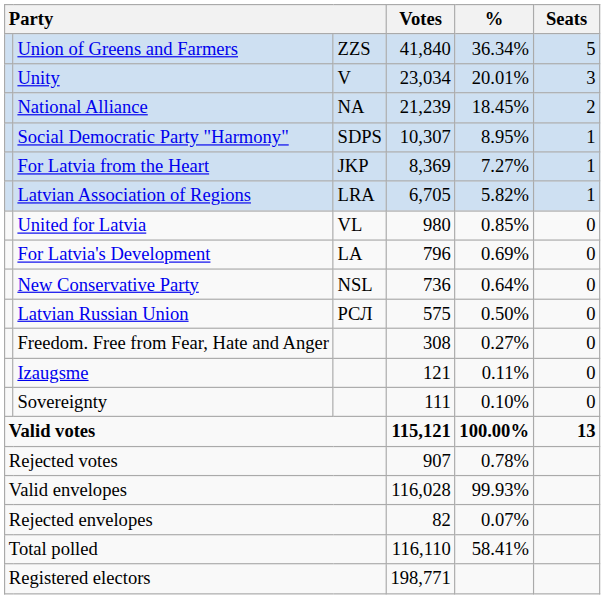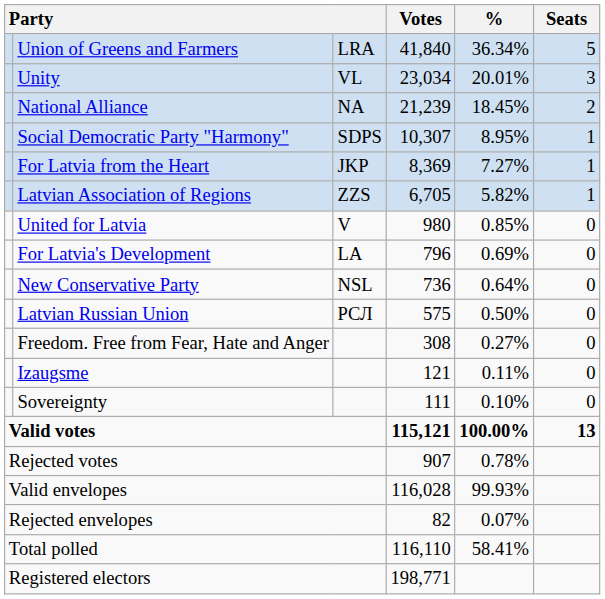(354, 48) ZZS -> (356, 48) LRA
(344, 78) V -> (350, 78) VL
(356, 195) LRA -> (354, 195) ZZS
(350, 225) VL -> (344, 225) V
